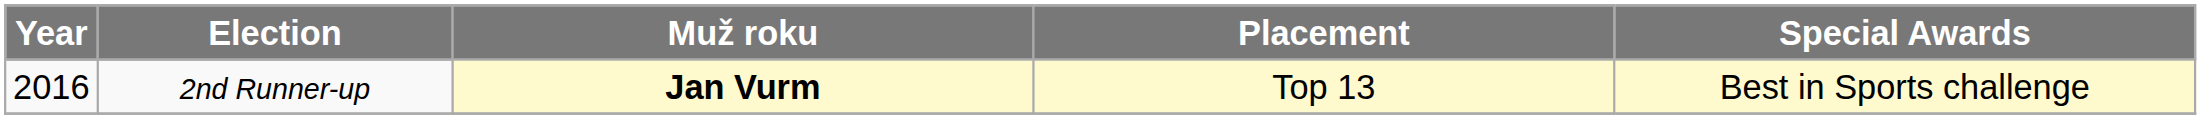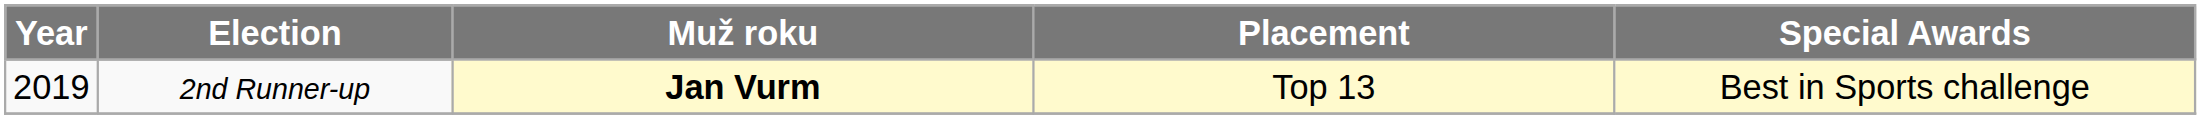(51, 87) 2016 -> (51, 87) 2019
